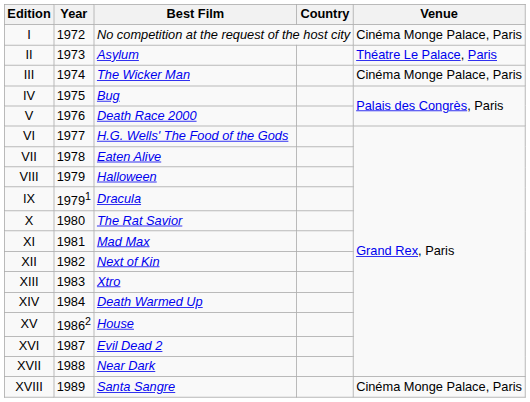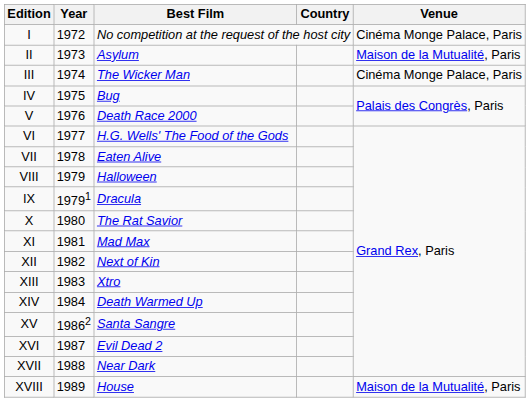(427, 55) Théatre Le Palace, Paris -> (438, 55) Maison de la Mutualité, Paris
(115, 324) House -> (136, 324) Santa Sangre
(136, 386) Santa Sangre -> (115, 386) House
(439, 386) Cinéma Monge Palace, Paris -> (438, 386) Maison de la Mutualité, Paris
